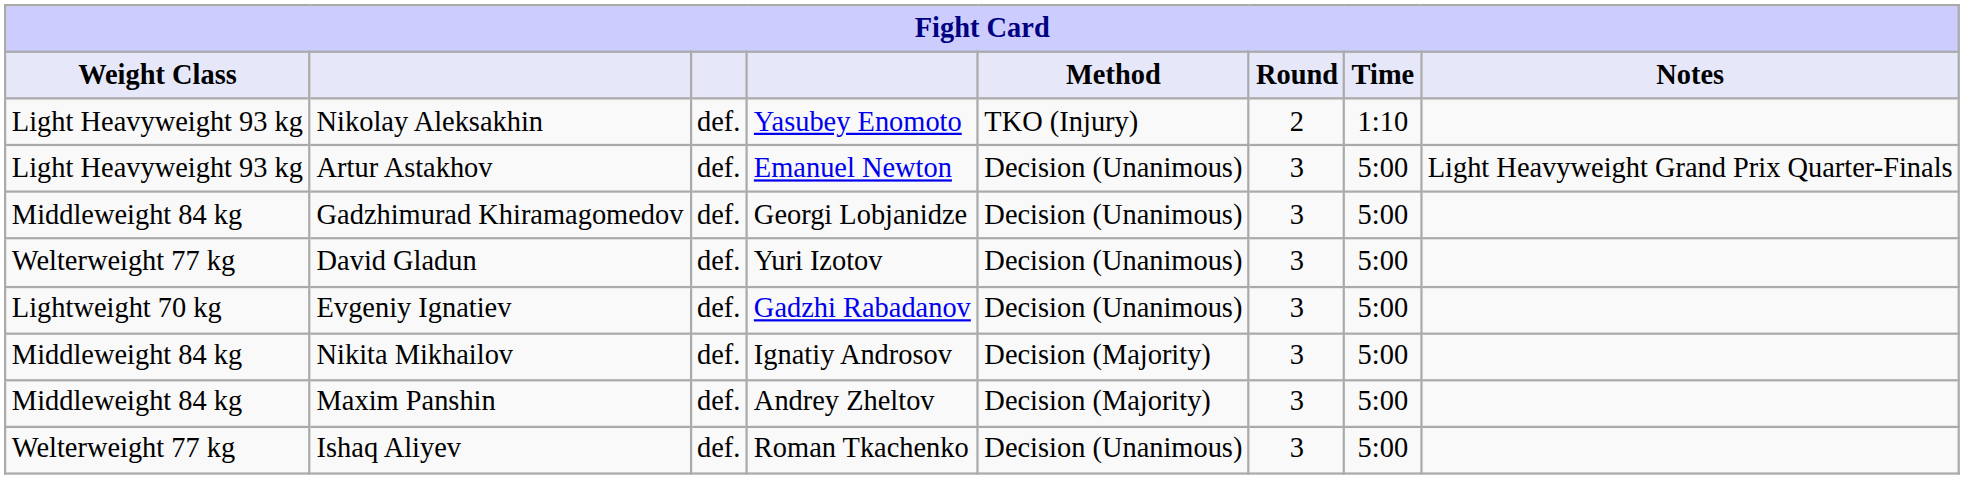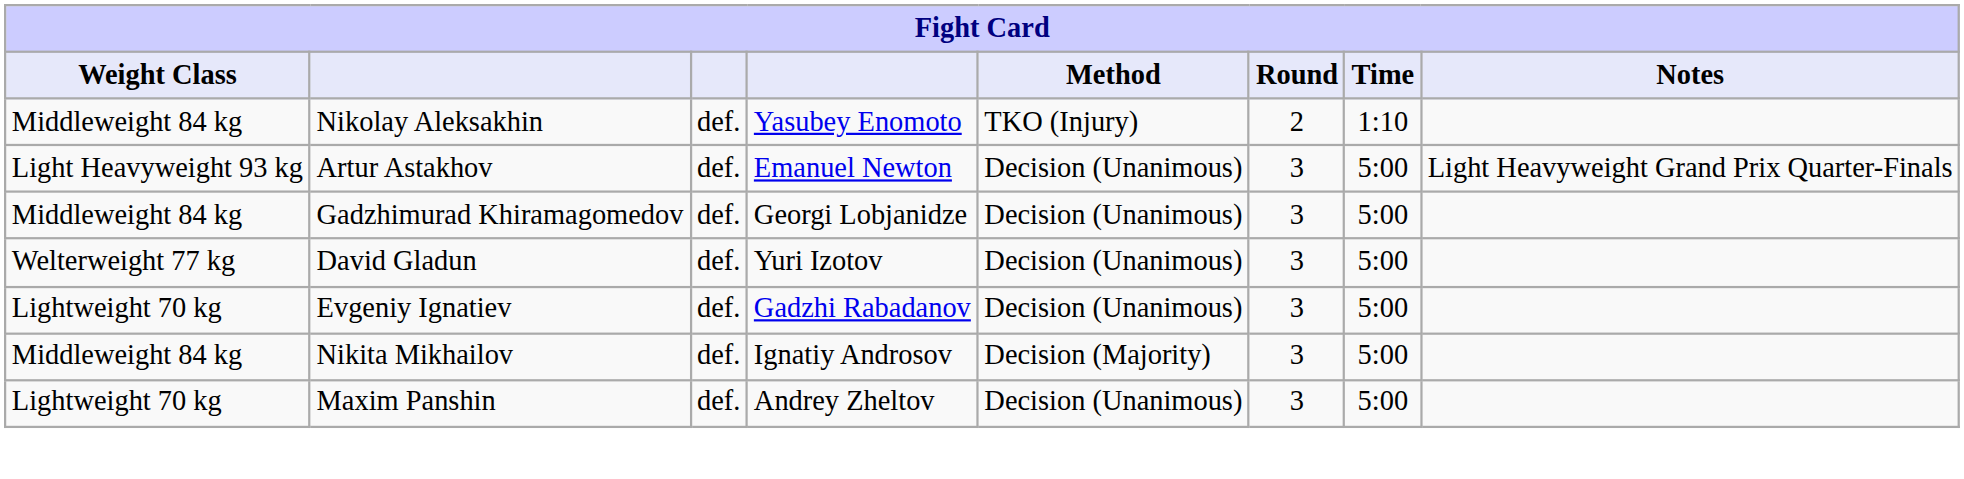(157, 121) Light Heavyweight 93 kg -> (127, 121) Middleweight 84 kg
(127, 402) Middleweight 84 kg -> (117, 402) Lightweight 70 kg
(1098, 402) Decision (Majority) -> (1113, 402) Decision (Unanimous)
- row: (389, 449)
